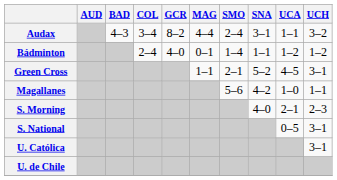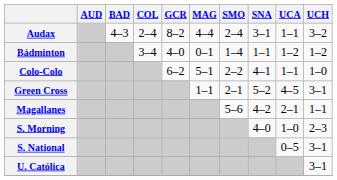(147, 33) 3–4 -> (147, 33) 2–4
(147, 52) 2–4 -> (147, 52) 3–4
+ row: (41, 71)
(290, 90) 1–0 -> (290, 109) 2–1
(290, 109) 2–1 -> (290, 128) 1–0
- row: (41, 167)
